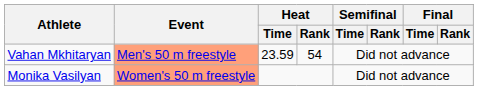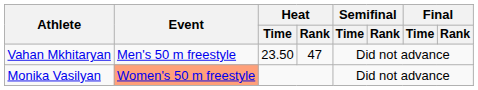(177, 55) lightsalmon background -> (177, 55) no background
(278, 55) 23.59 -> (278, 55) 23.50
(315, 55) 54 -> (315, 55) 47
